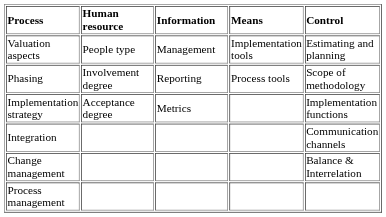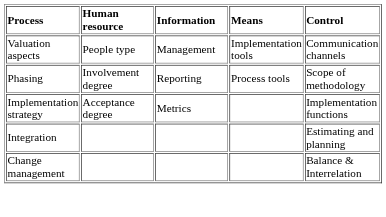(340, 49) Estimating and planning -> (342, 49) Communication channels
(342, 137) Communication channels -> (340, 137) Estimating and planning
- row: (36, 196)
